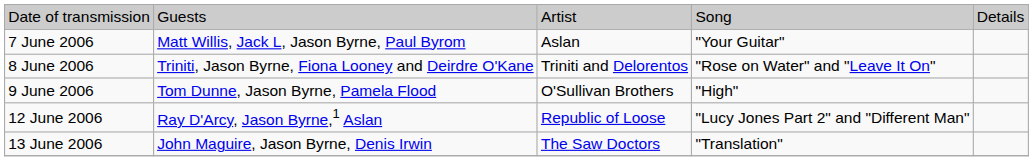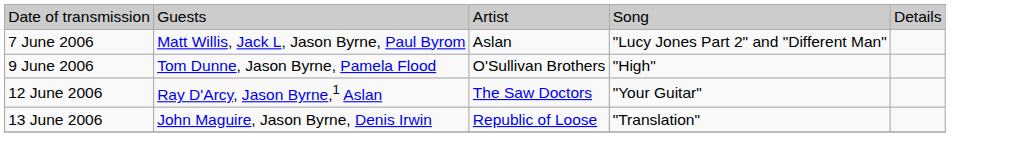(740, 42) "Your Guitar" -> (750, 42) "Lucy Jones Part 2" and "Different Man"
- row: (51, 66)
(603, 118) Republic of Loose -> (532, 93) The Saw Doctors
(832, 118) "Lucy Jones Part 2" and "Different Man" -> (657, 93) "Your Guitar"
(601, 144) The Saw Doctors -> (535, 120) Republic of Loose
